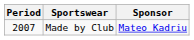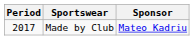(24, 28) 2007 -> (24, 28) 2017
